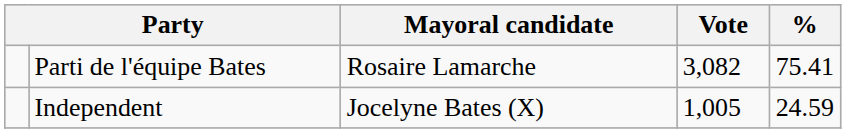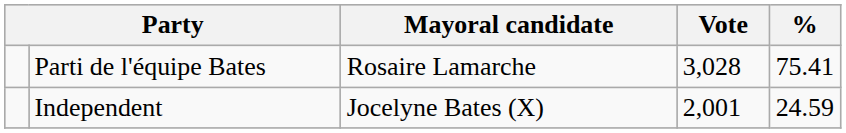(712, 66) 3,082 -> (712, 66) 3,028
(712, 107) 1,005 -> (712, 107) 2,001
